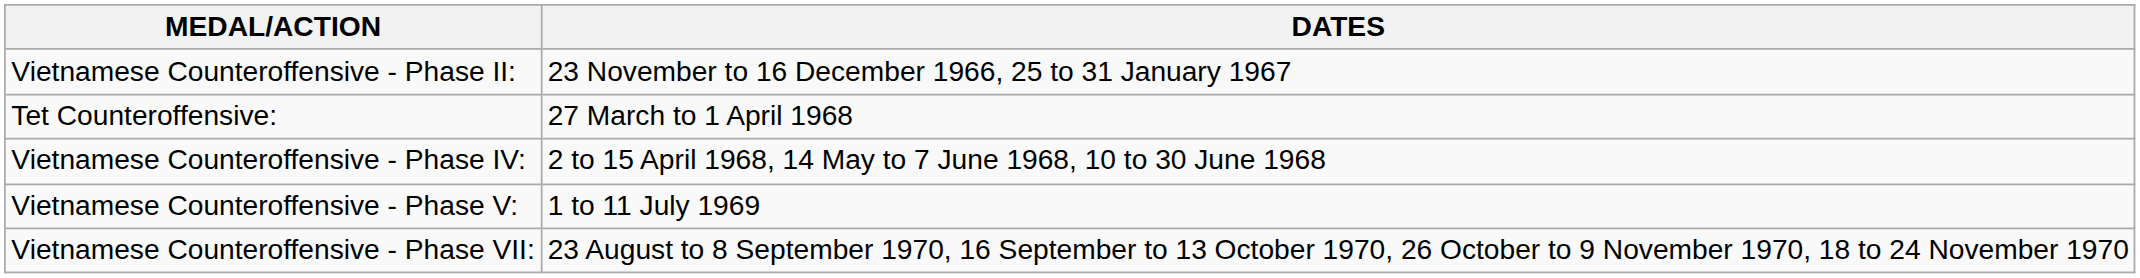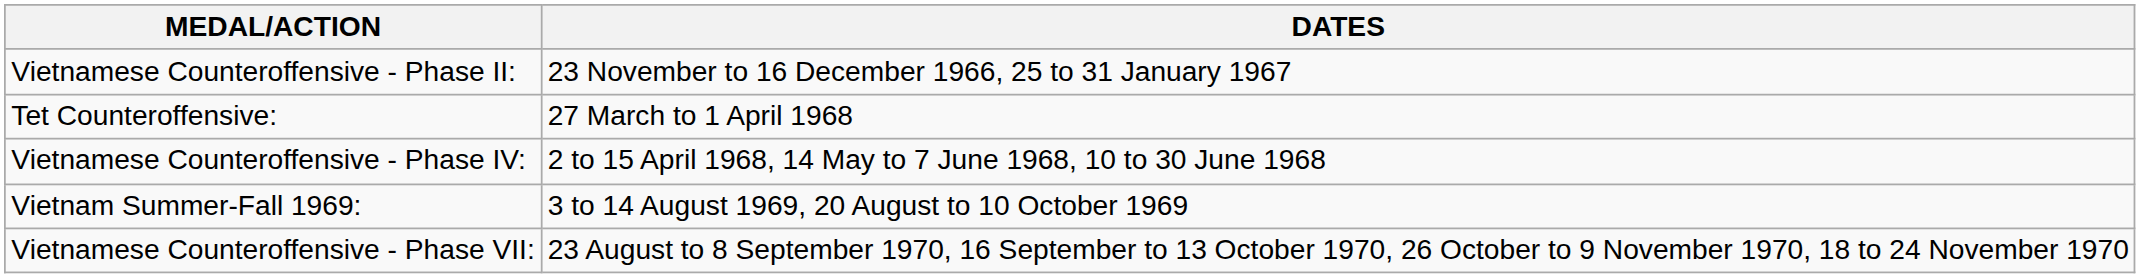- row: (265, 205)
+ row: (186, 205)
